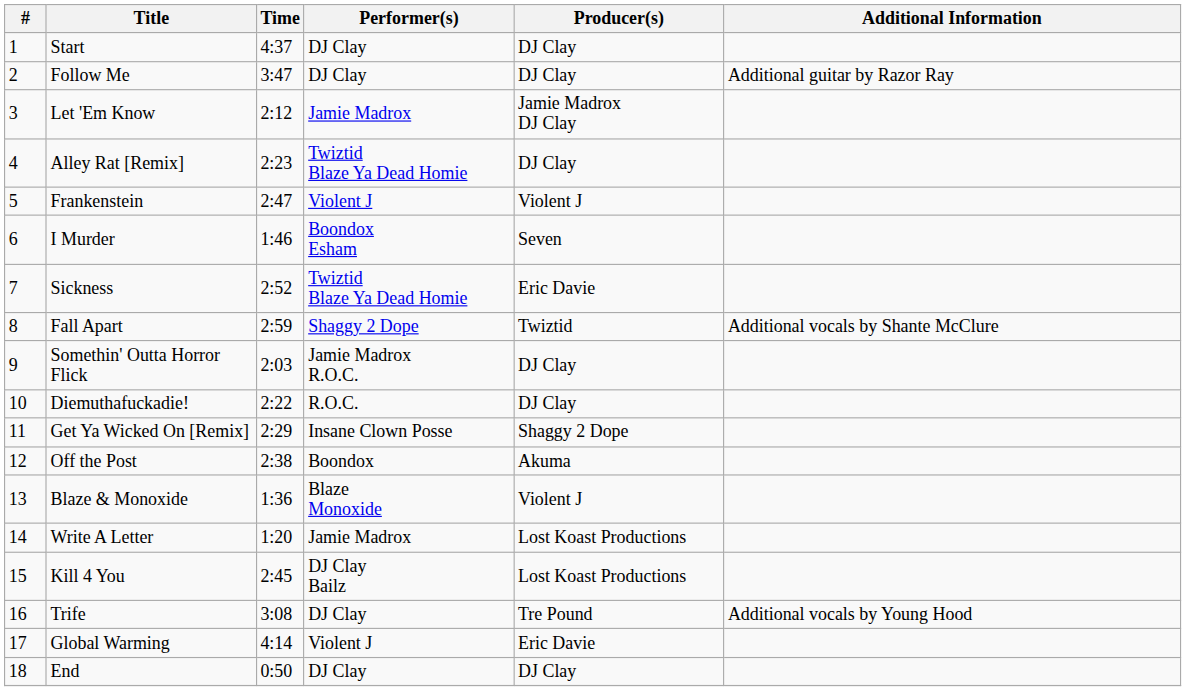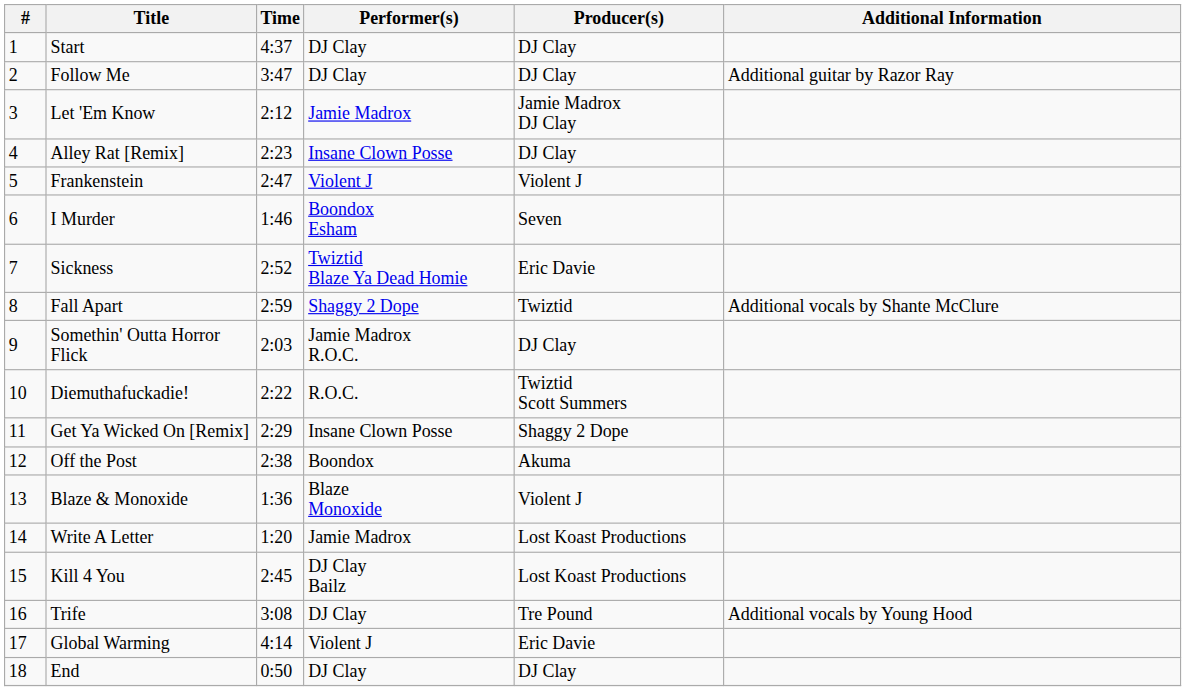(388, 162) Twiztid Blaze Ya Dead Homie -> (380, 152) Insane Clown Posse
(547, 403) DJ Clay -> (573, 393) Twiztid Scott Summers
